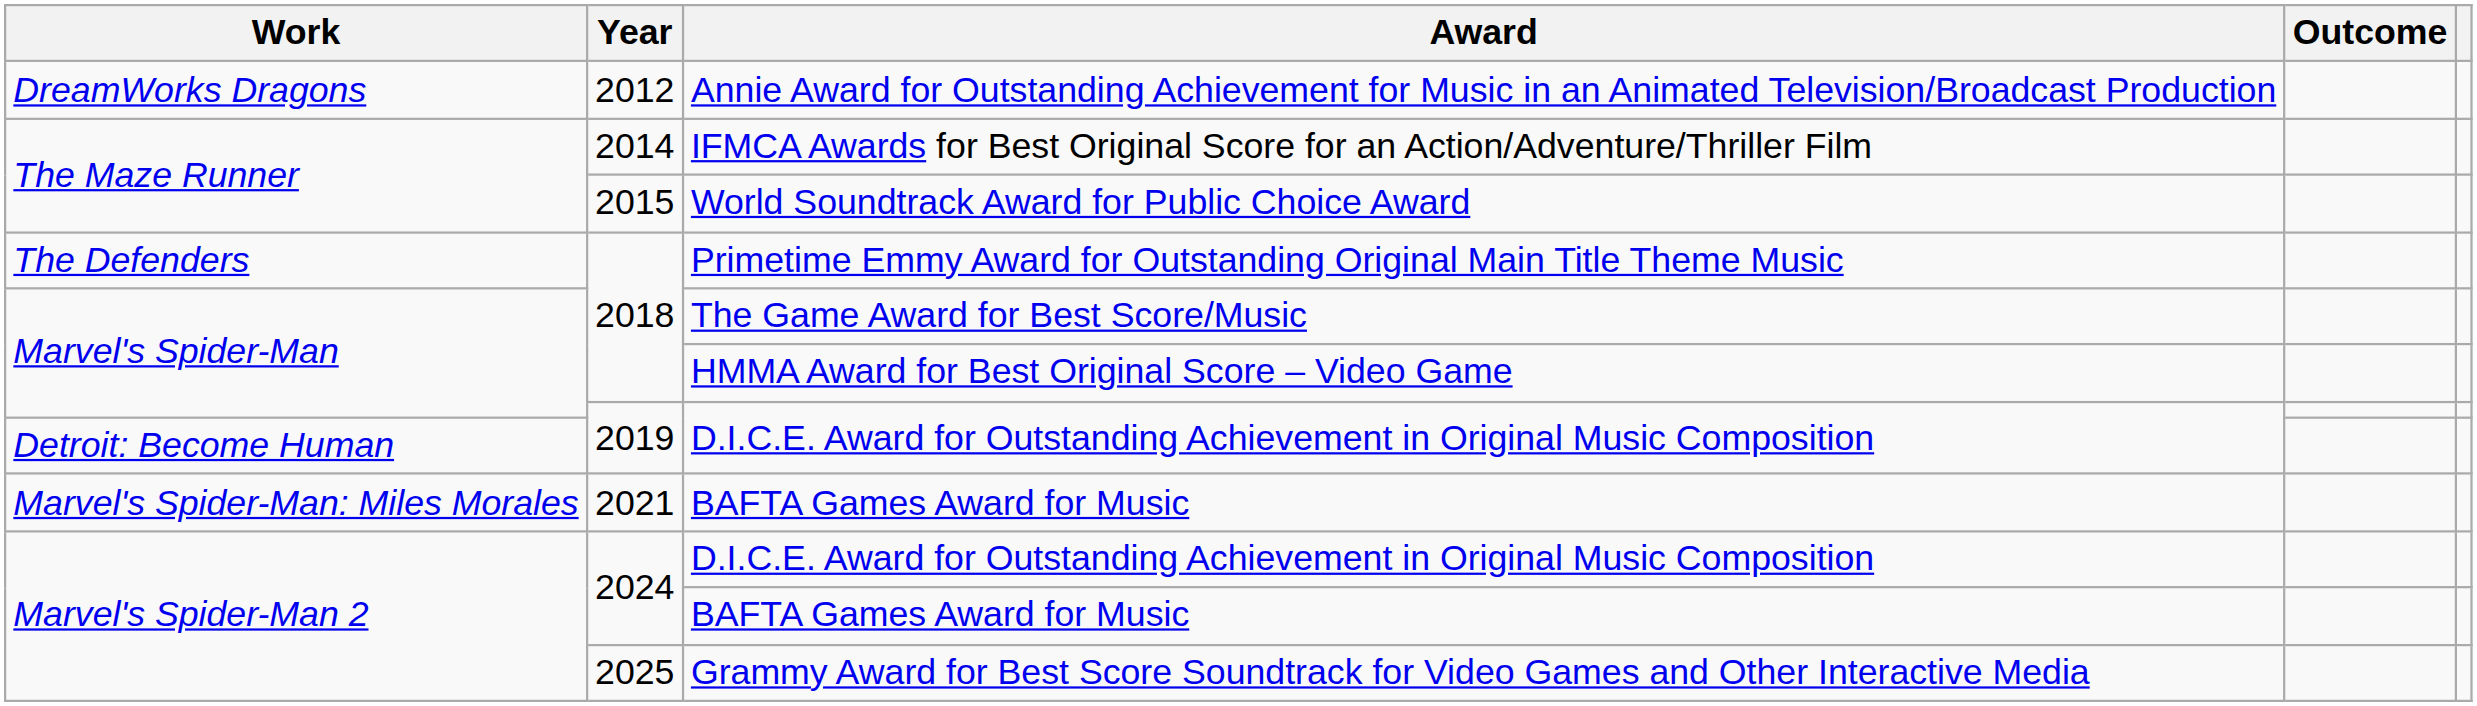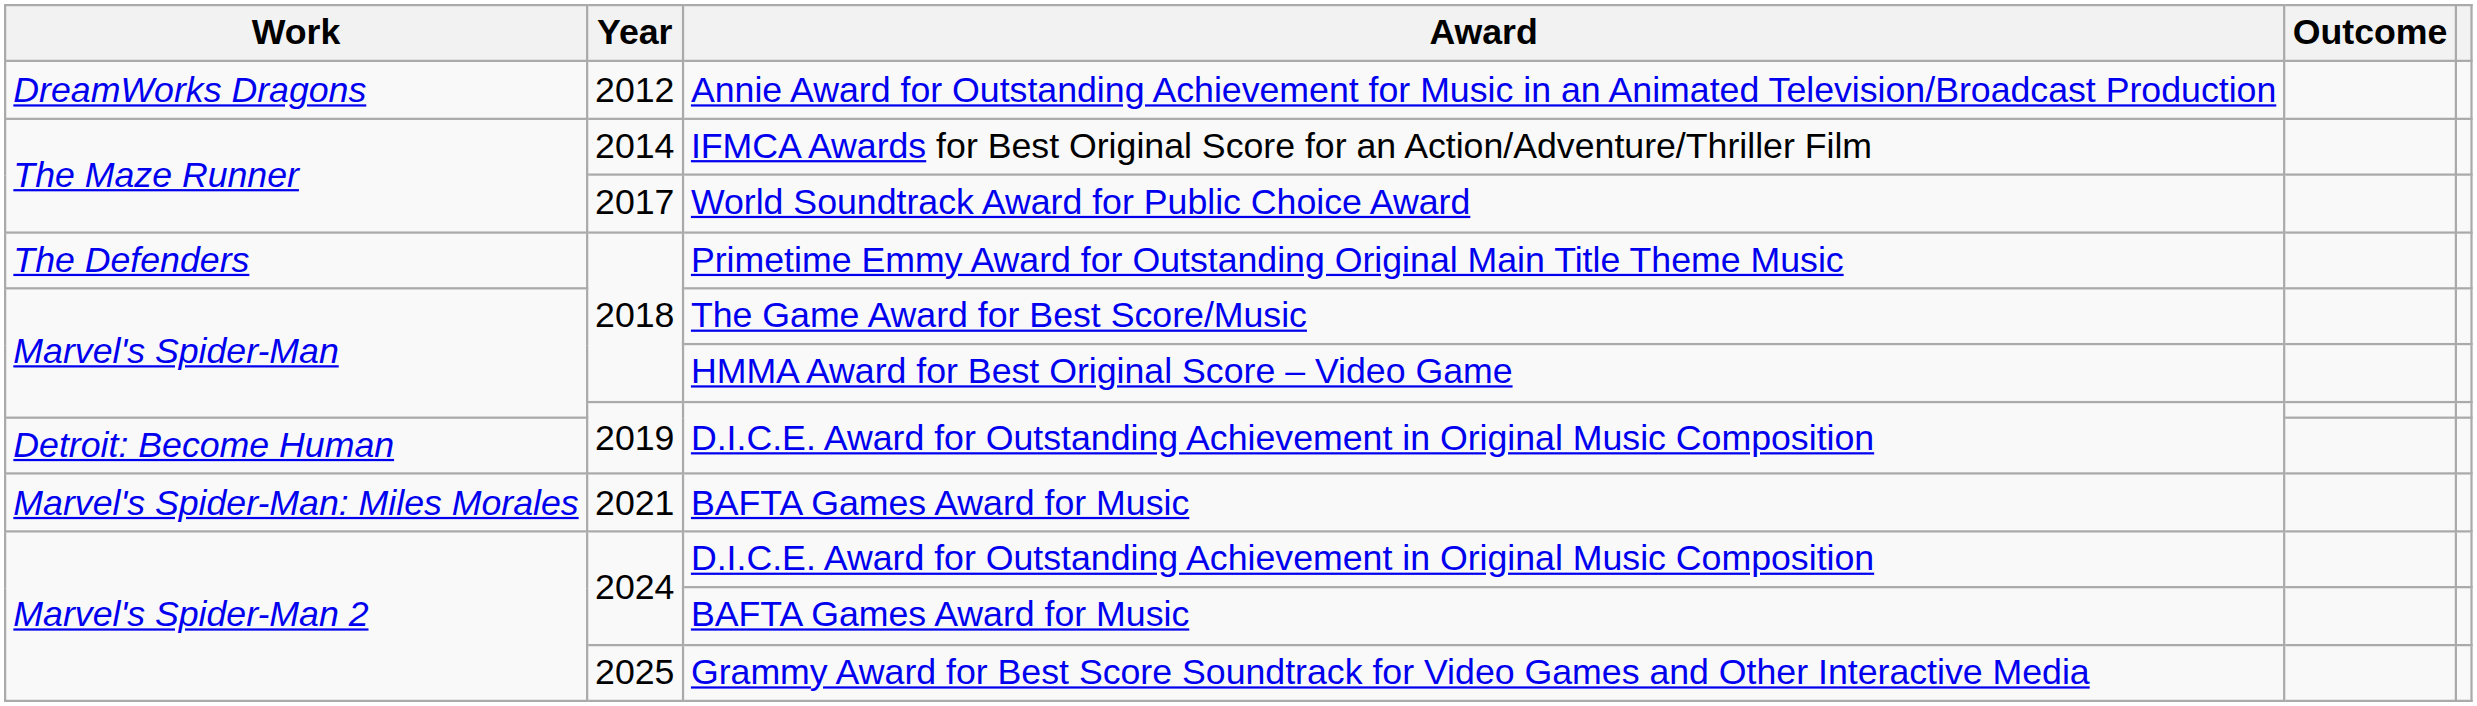(635, 202) 2015 -> (635, 202) 2017
